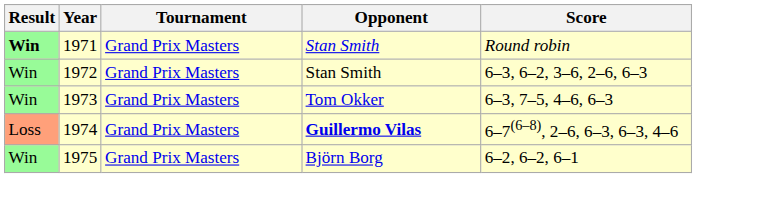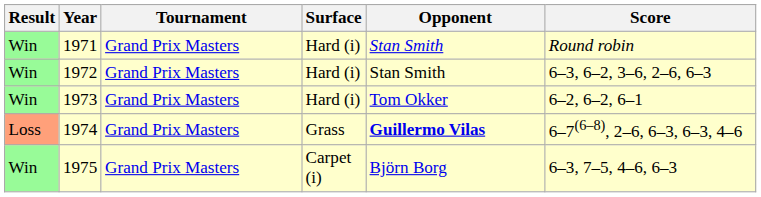+ column: (334, 18)
(24, 45) bold -> (23, 45) normal
(549, 99) 6–3, 7–5, 4–6, 6–3 -> (596, 99) 6–2, 6–2, 6–1
(532, 158) 6–2, 6–2, 6–1 -> (613, 168) 6–3, 7–5, 4–6, 6–3
